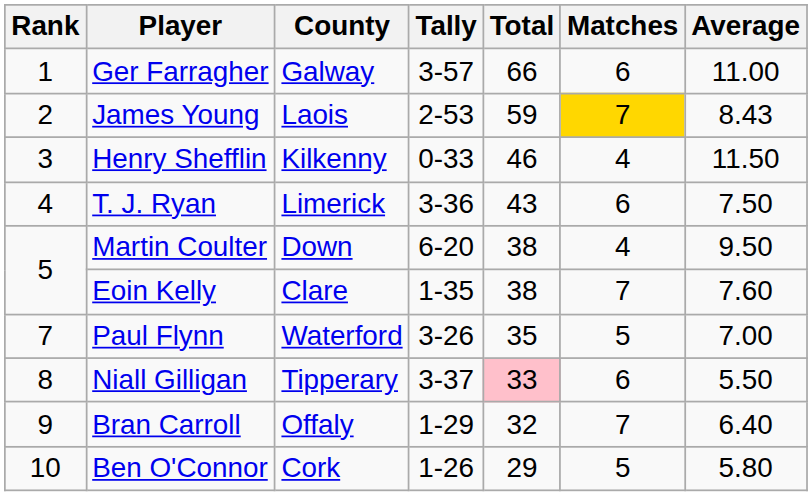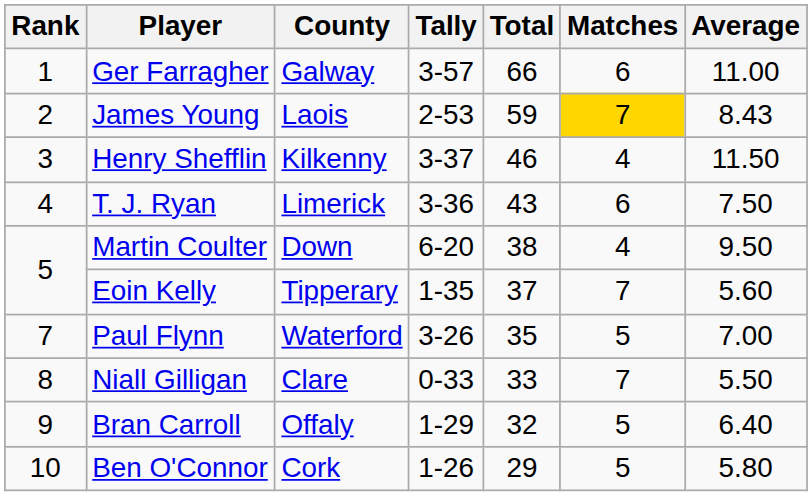(446, 159) 0-33 -> (446, 159) 3-37
(315, 291) Clare -> (340, 291) Tipperary
(522, 291) 38 -> (522, 291) 37
(746, 291) 7.60 -> (746, 291) 5.60
(340, 379) Tipperary -> (315, 379) Clare
(446, 379) 3-37 -> (446, 379) 0-33
(522, 379) pink background -> (522, 379) no background
(623, 379) 6 -> (623, 379) 7
(623, 423) 7 -> (623, 423) 5
